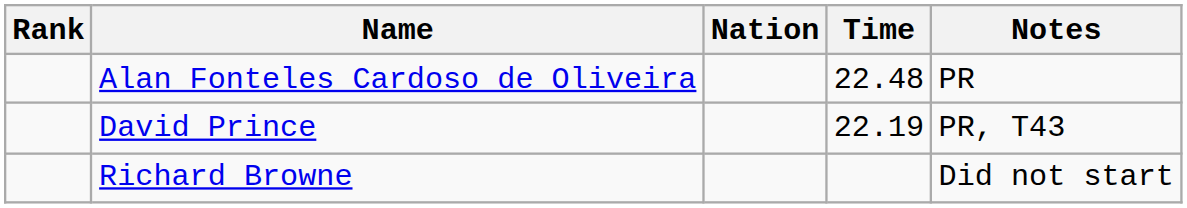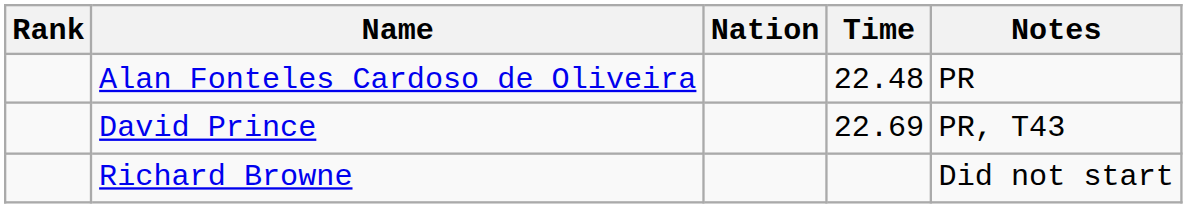(879, 128) 22.19 -> (879, 128) 22.69
